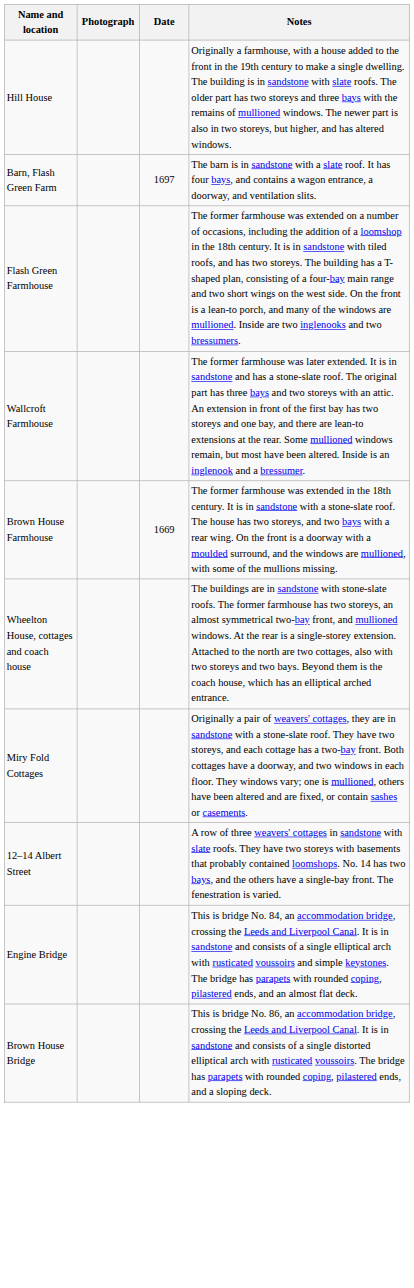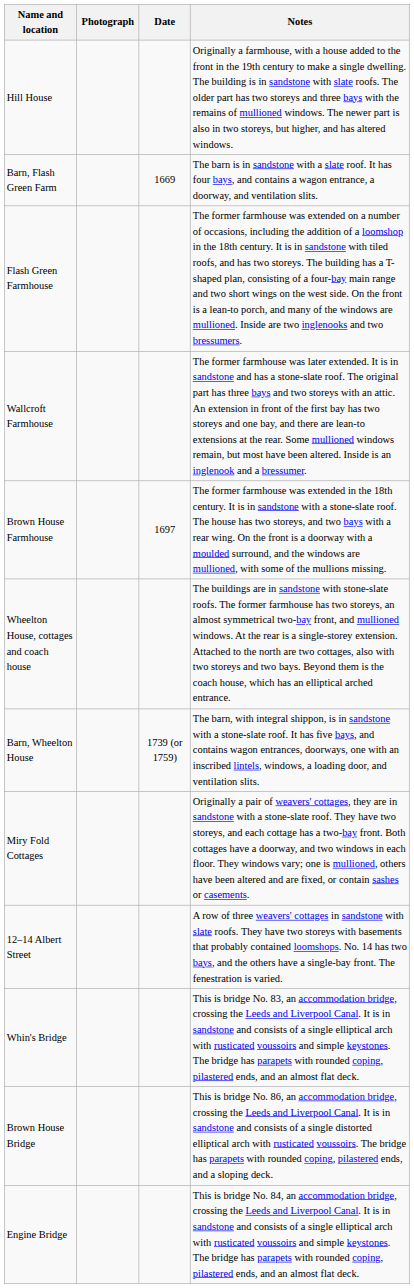(164, 180) 1697 -> (165, 180) 1669
(164, 530) 1669 -> (165, 530) 1697
+ row: (40, 750)
+ row: (37, 1037)
rows swapped: (37, 954) <-> (35, 1053)
